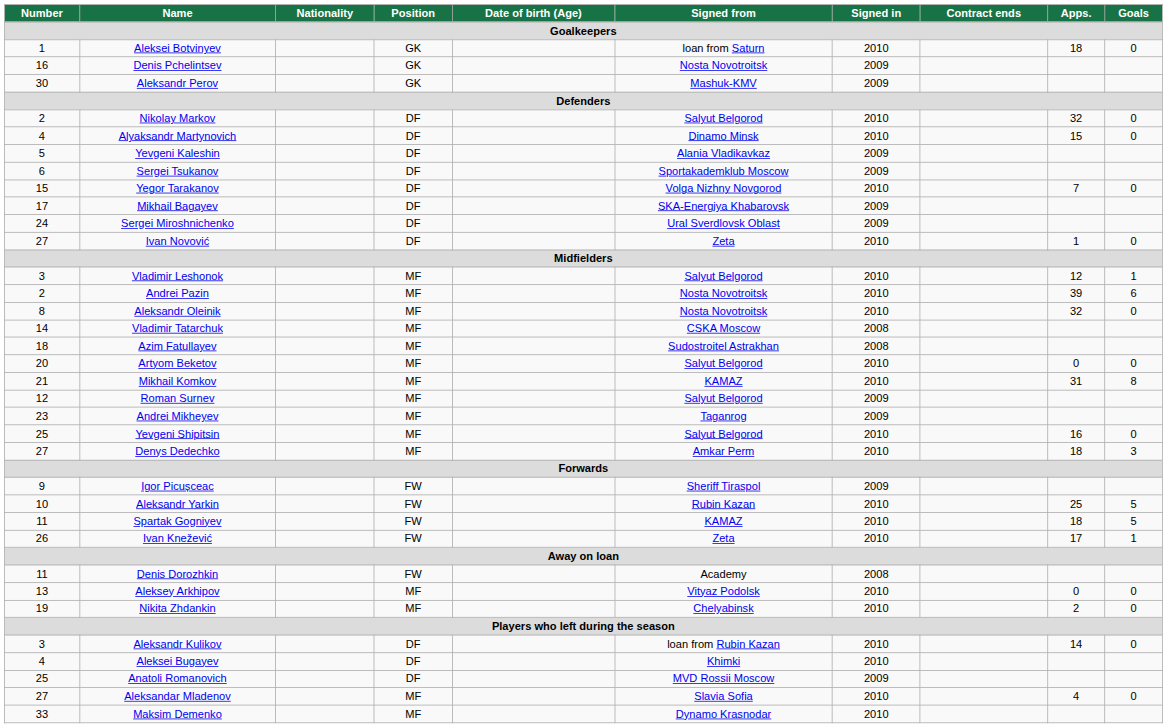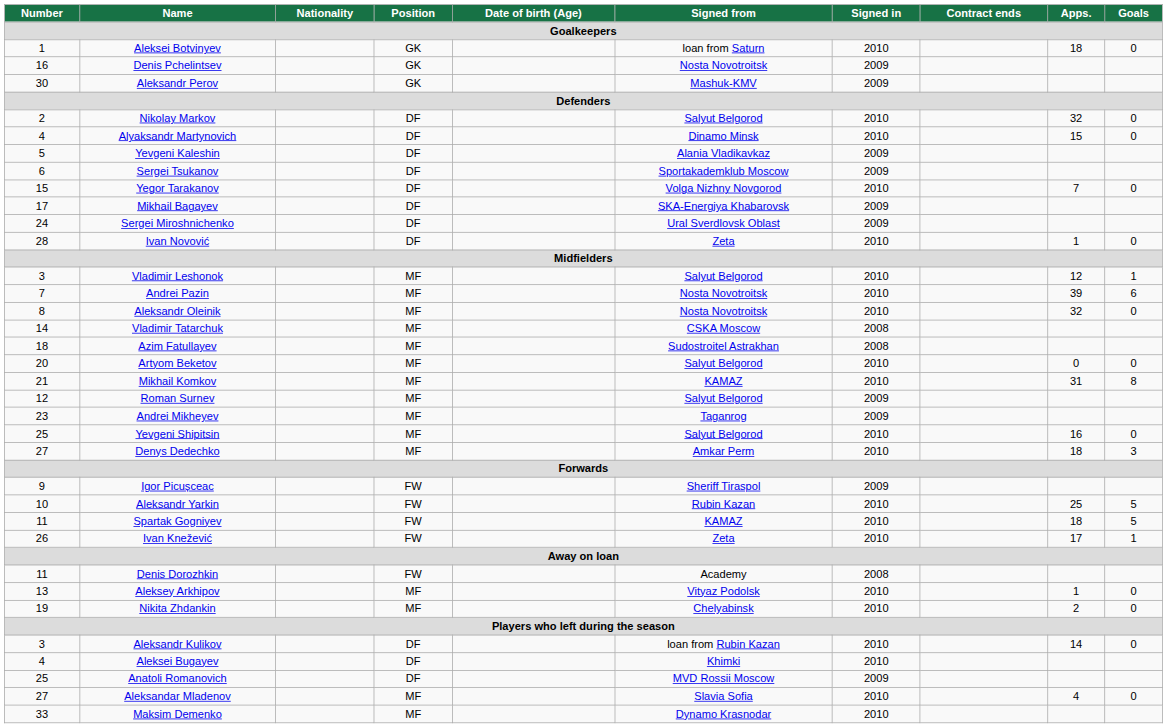(42, 241) 27 -> (42, 241) 28
(42, 294) 2 -> (42, 294) 7
(1076, 592) 0 -> (1076, 592) 1
